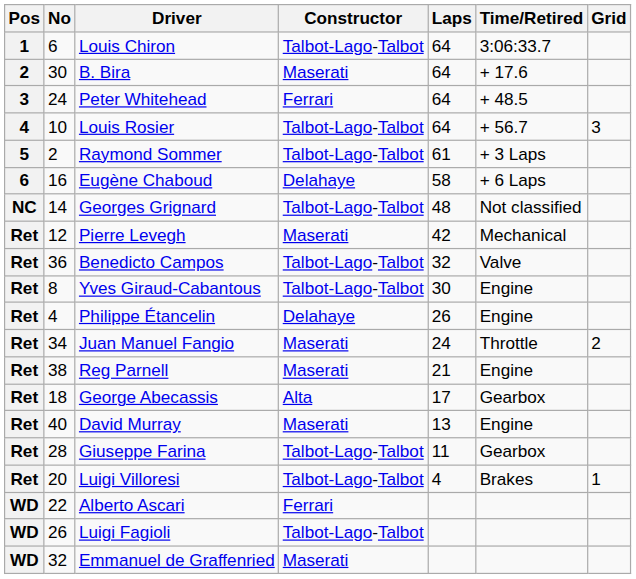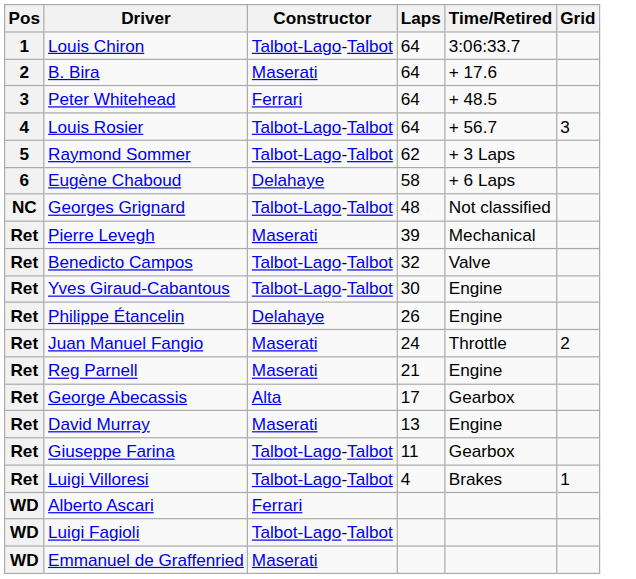- column: (59, 19)
(441, 154) 61 -> (410, 154) 62
(441, 235) 42 -> (410, 235) 39
